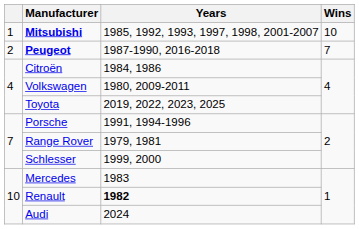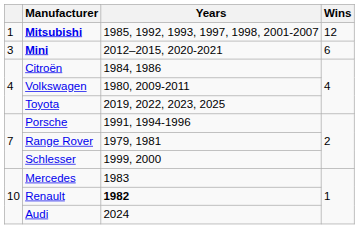(330, 31) 10 -> (330, 31) 12
- row: (48, 50)
+ row: (37, 50)
